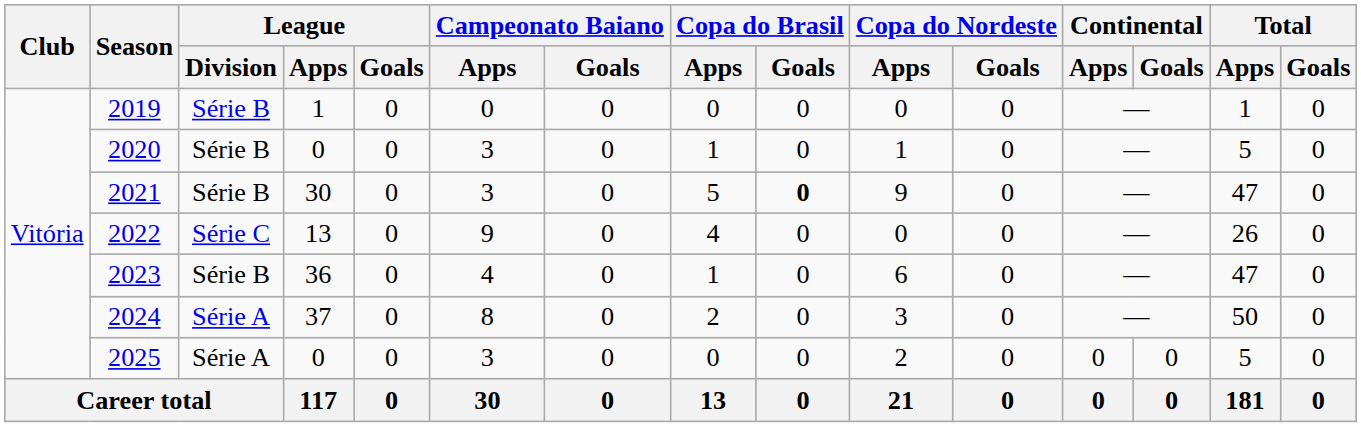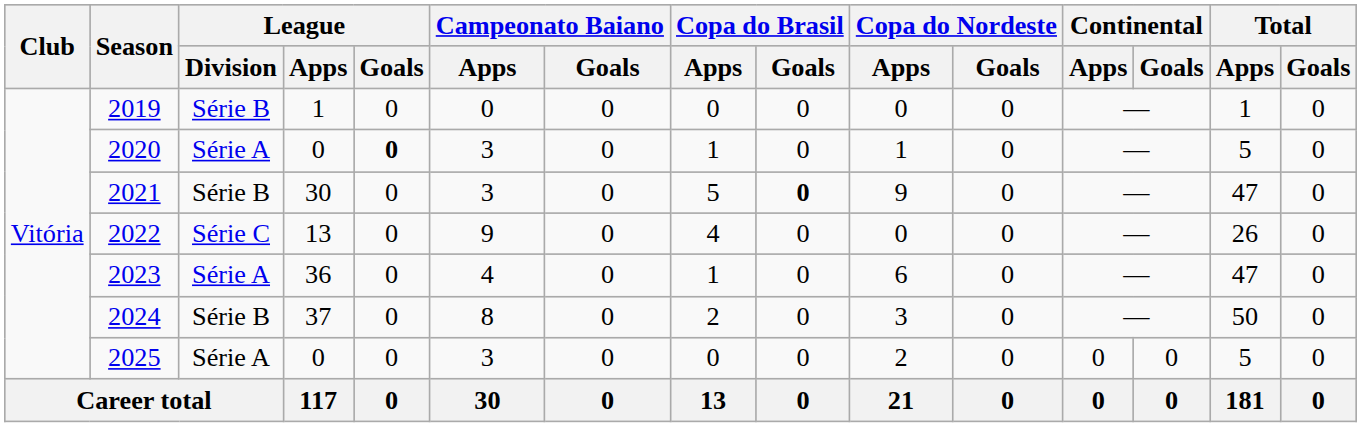(231, 150) Série B -> (231, 150) Série A
(392, 150) normal -> (392, 150) bold
(231, 274) Série B -> (231, 274) Série A
(231, 316) Série A -> (231, 316) Série B
